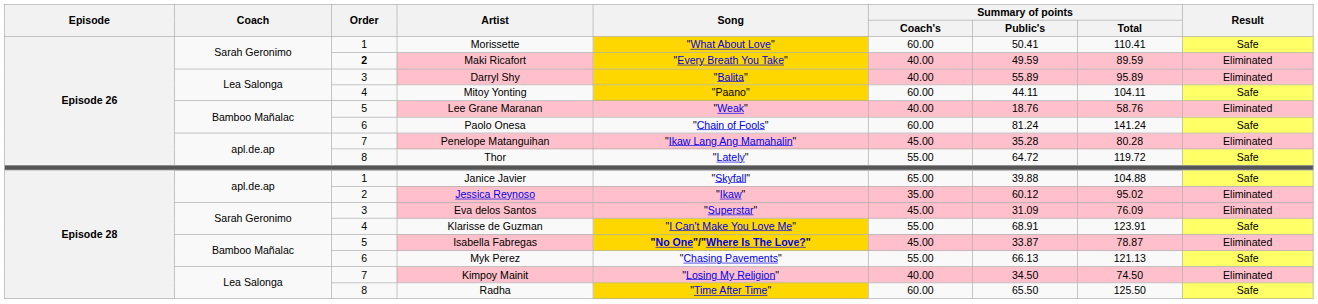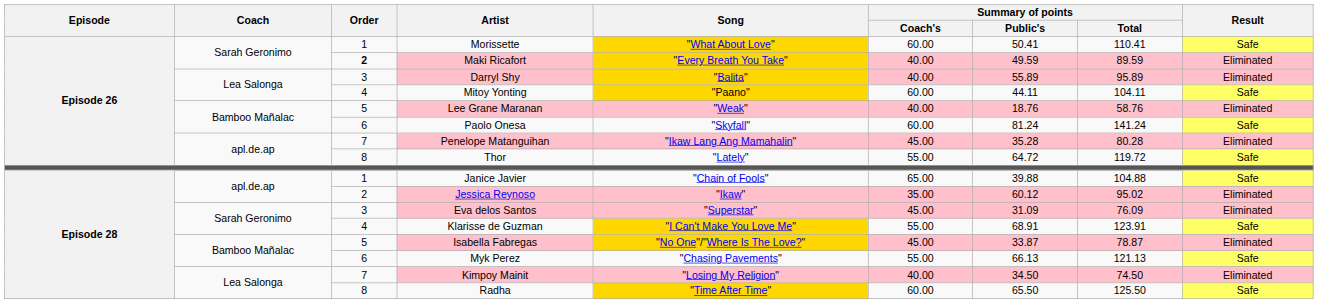(731, 125) "Chain of Fools" -> (731, 125) "Skyfall"
(731, 178) "Skyfall" -> (731, 178) "Chain of Fools"
(731, 242) bold -> (731, 242) normal
